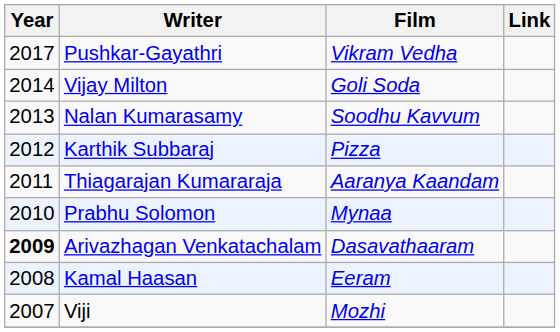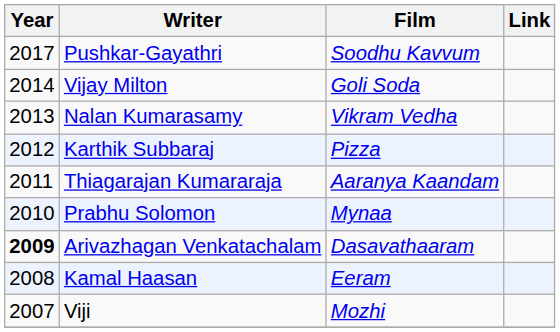(394, 52) Vikram Vedha -> (405, 52) Soodhu Kavvum
(405, 117) Soodhu Kavvum -> (394, 117) Vikram Vedha
